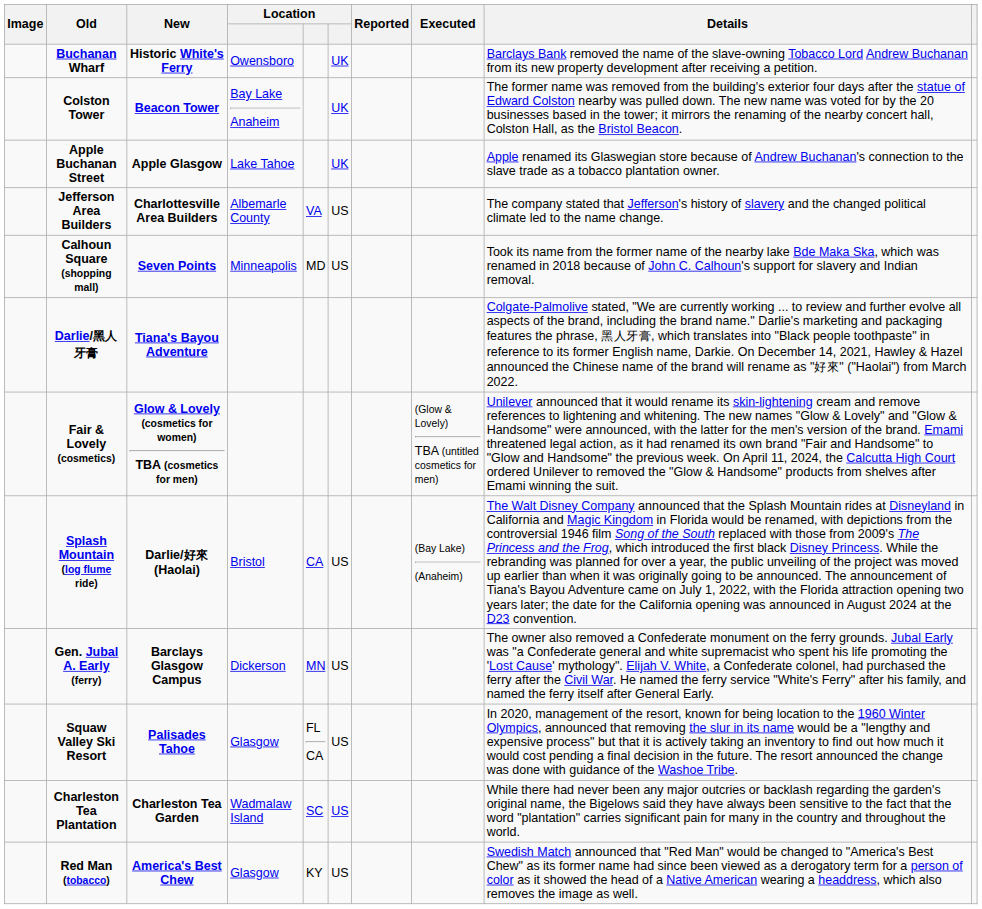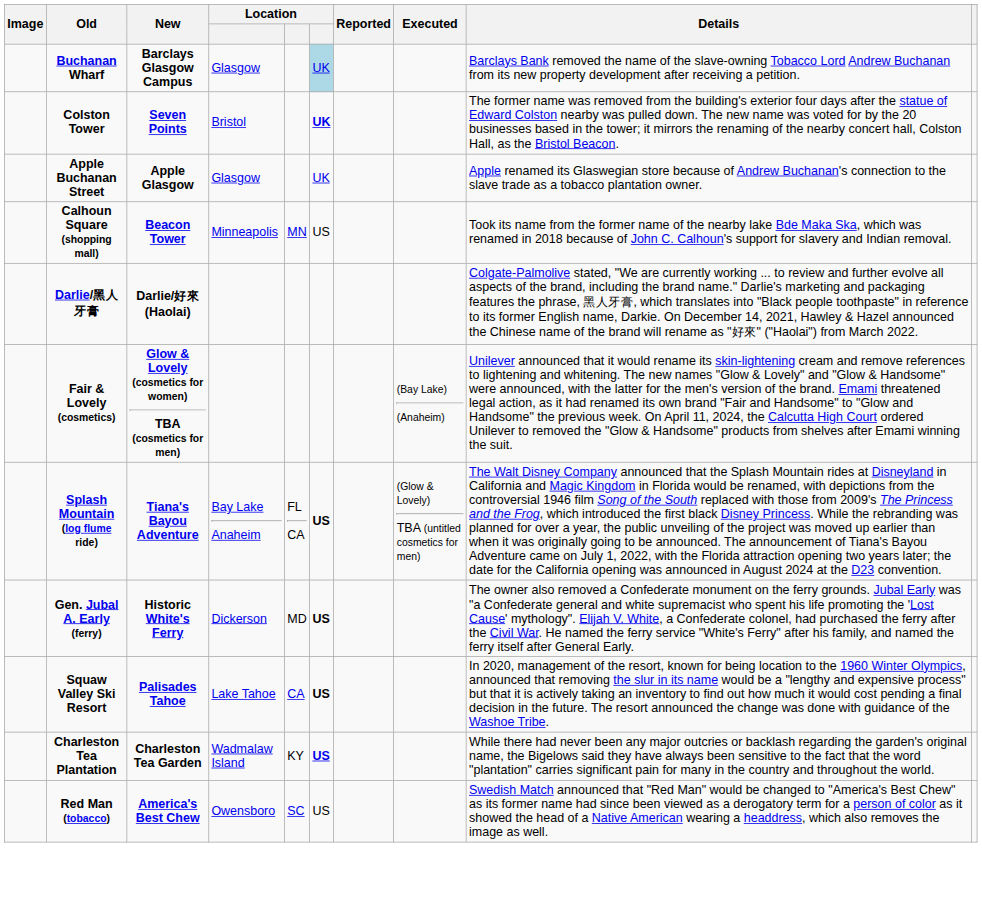(177, 61) Historic White's Ferry -> (168, 68) Barclays Glasgow Campus
(262, 61) Owensboro -> (236, 68) Glasgow
(340, 61) no background -> (321, 68) lightblue background
(177, 108) Beacon Tower -> (168, 122) Seven Points
(265, 108) Bay Lake Anaheim -> (229, 122) Bristol
(340, 108) normal -> (321, 122) bold
(262, 163) Lake Tahoe -> (236, 177) Glasgow
- row: (86, 211)
(177, 266) Seven Points -> (168, 232) Beacon Tower
(316, 266) MD -> (297, 232) MN
(177, 344) Tiana's Bayou Adventure -> (168, 304) Darlie/好來(Haolai)
(448, 444) (Glow & Lovely) TBA (untitled cosmetics for men) -> (430, 404) (Bay Lake) (Anaheim)
(177, 562) Darlie/好來(Haolai) -> (168, 521) Tiana's Bayou Adventure
(248, 562) Bristol -> (246, 521) Bay Lake Anaheim
(315, 562) CA -> (297, 521) FL CA
(340, 562) normal -> (321, 521) bold
(448, 563) (Bay Lake) (Anaheim) -> (430, 522) (Glow & Lovely) TBA (untitled cosmetics for men)
(177, 666) Barclays Glasgow Campus -> (168, 618) Historic White's Ferry
(316, 666) MN -> (297, 618) MD
(340, 666) normal -> (321, 618) bold
(254, 742) Glasgow -> (244, 694) Lake Tahoe
(316, 742) FL CA -> (296, 694) CA
(340, 742) normal -> (321, 694) bold
(315, 811) SC -> (296, 756) KY
(340, 811) normal -> (321, 756) bold
(254, 873) Glasgow -> (243, 811) Owensboro
(314, 873) KY -> (296, 811) SC
